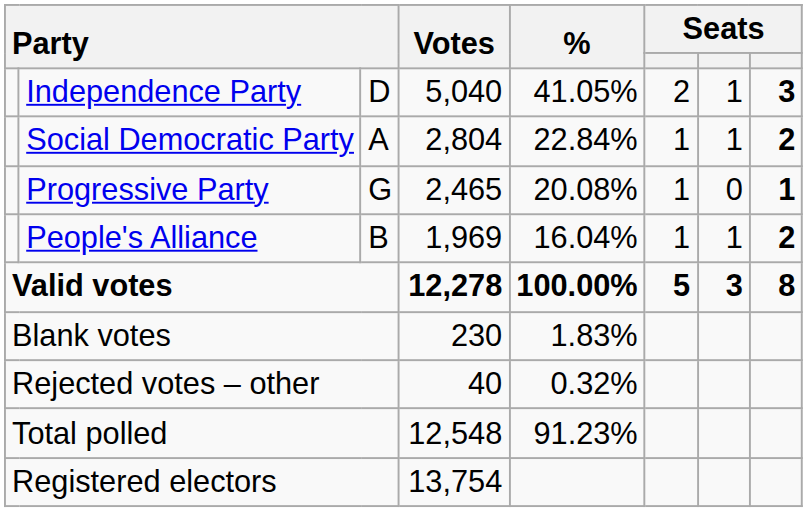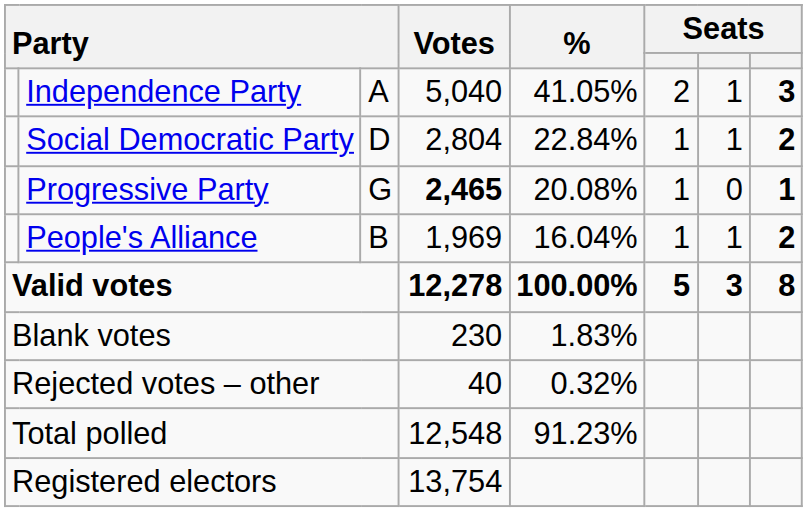(379, 91) D -> (378, 91) A
(378, 140) A -> (379, 140) D
(464, 189) normal -> (464, 189) bold
